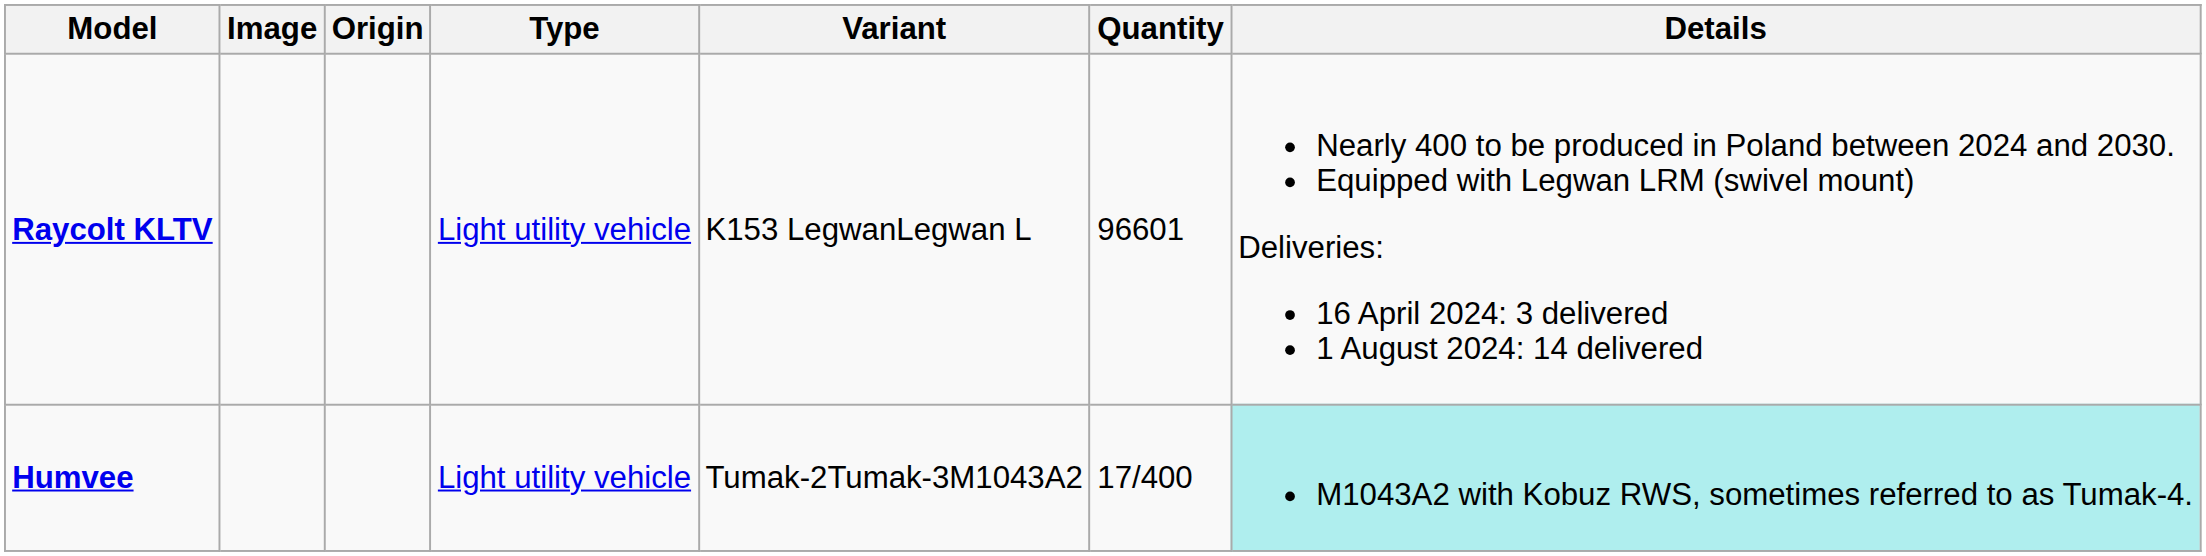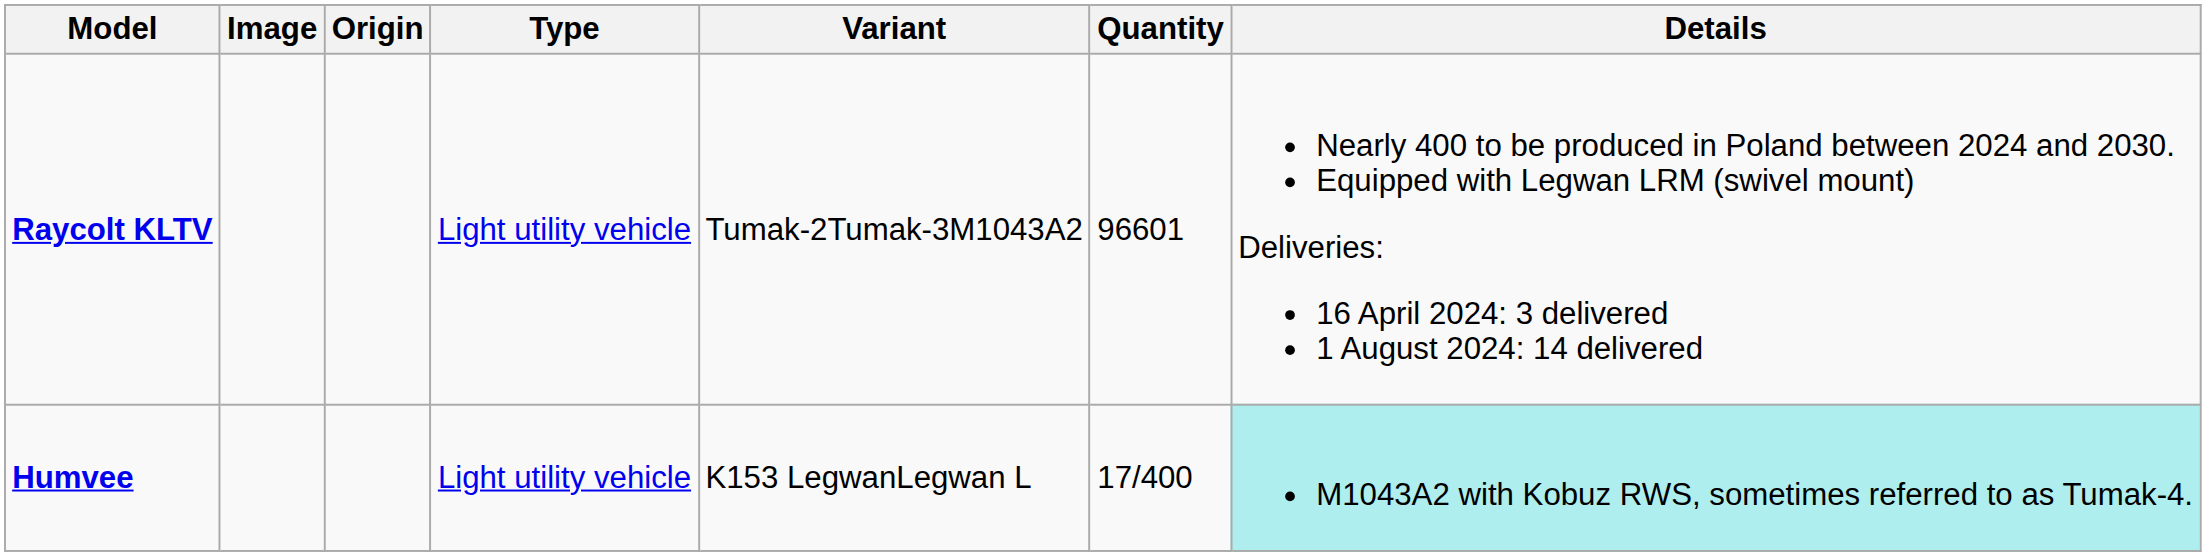(869, 228) K153 LegwanLegwan L -> (894, 228) Tumak-2Tumak-3M1043A2
(894, 477) Tumak-2Tumak-3M1043A2 -> (869, 477) K153 LegwanLegwan L
